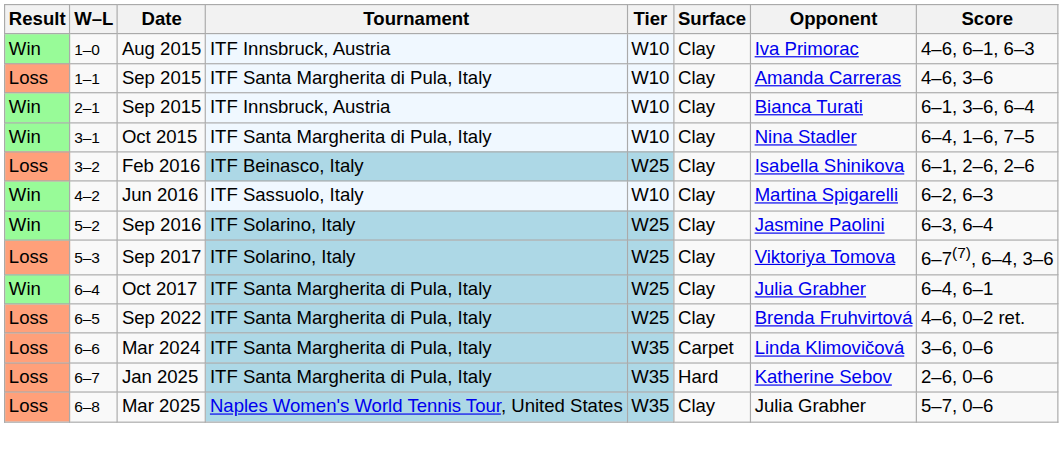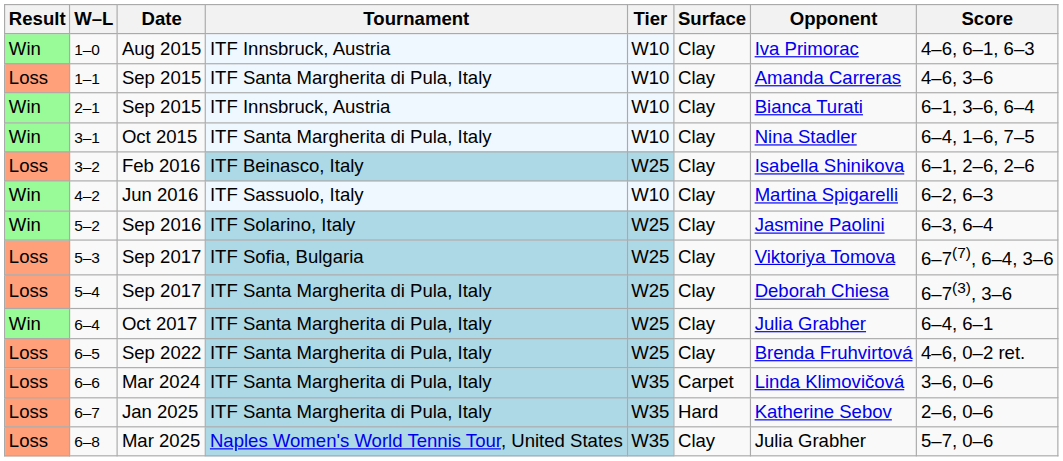(283, 257) ITF Solarino, Italy -> (287, 257) ITF Sofia, Bulgaria
+ row: (87, 292)
